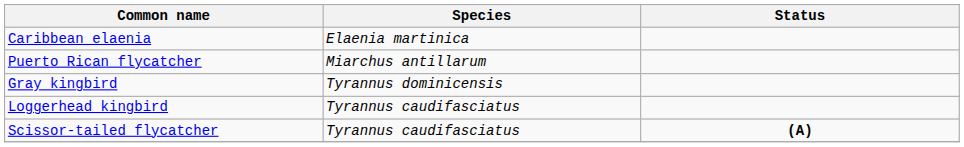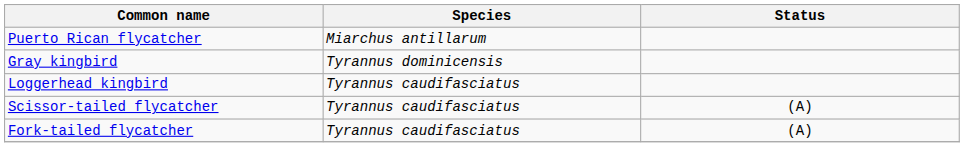- row: (79, 39)
(800, 130) bold -> (800, 108) normal
+ row: (101, 130)
